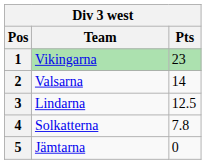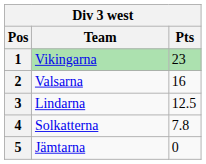(179, 81) 14 -> (179, 81) 16
